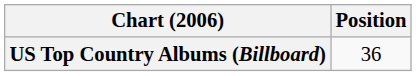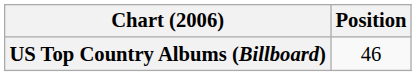(371, 53) 36 -> (371, 53) 46
